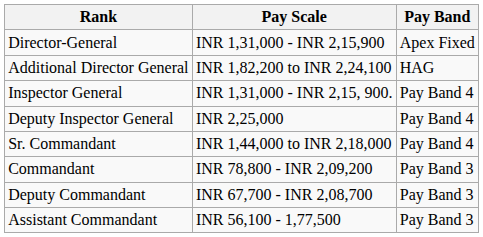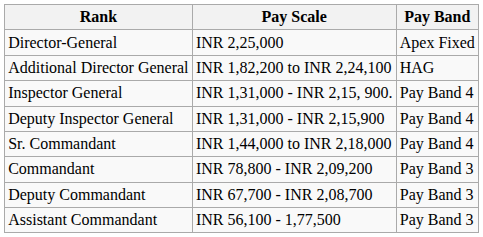(290, 42) INR 1,31,000 - INR 2,15,900 -> (240, 42) INR 2,25,000
(240, 118) INR 2,25,000 -> (290, 118) INR 1,31,000 - INR 2,15,900
